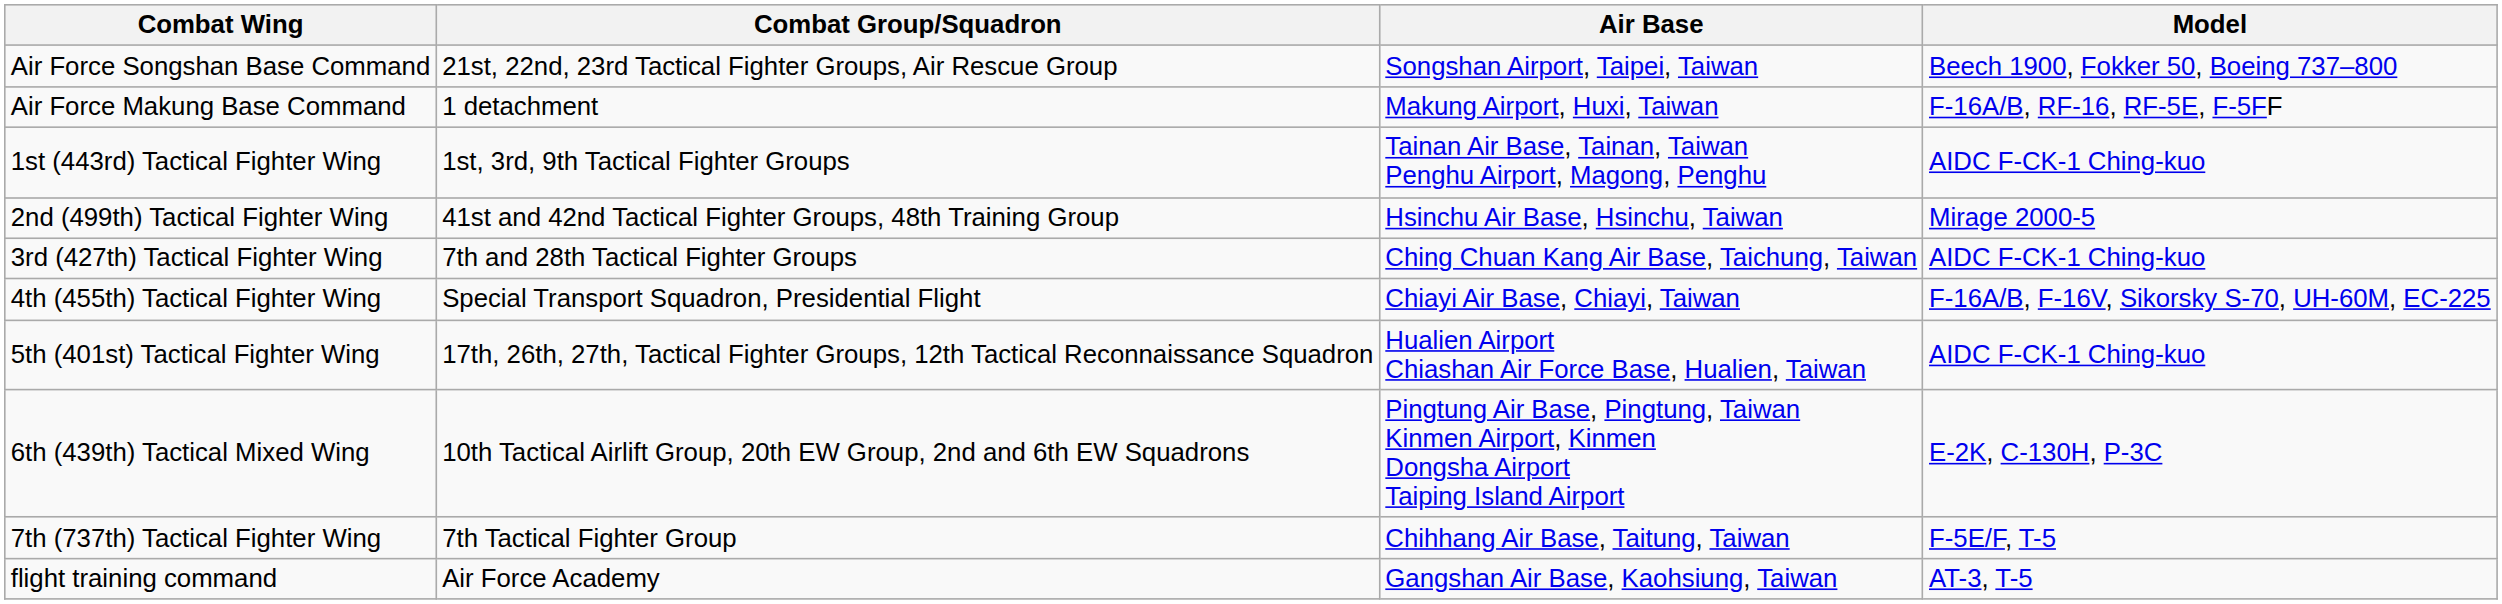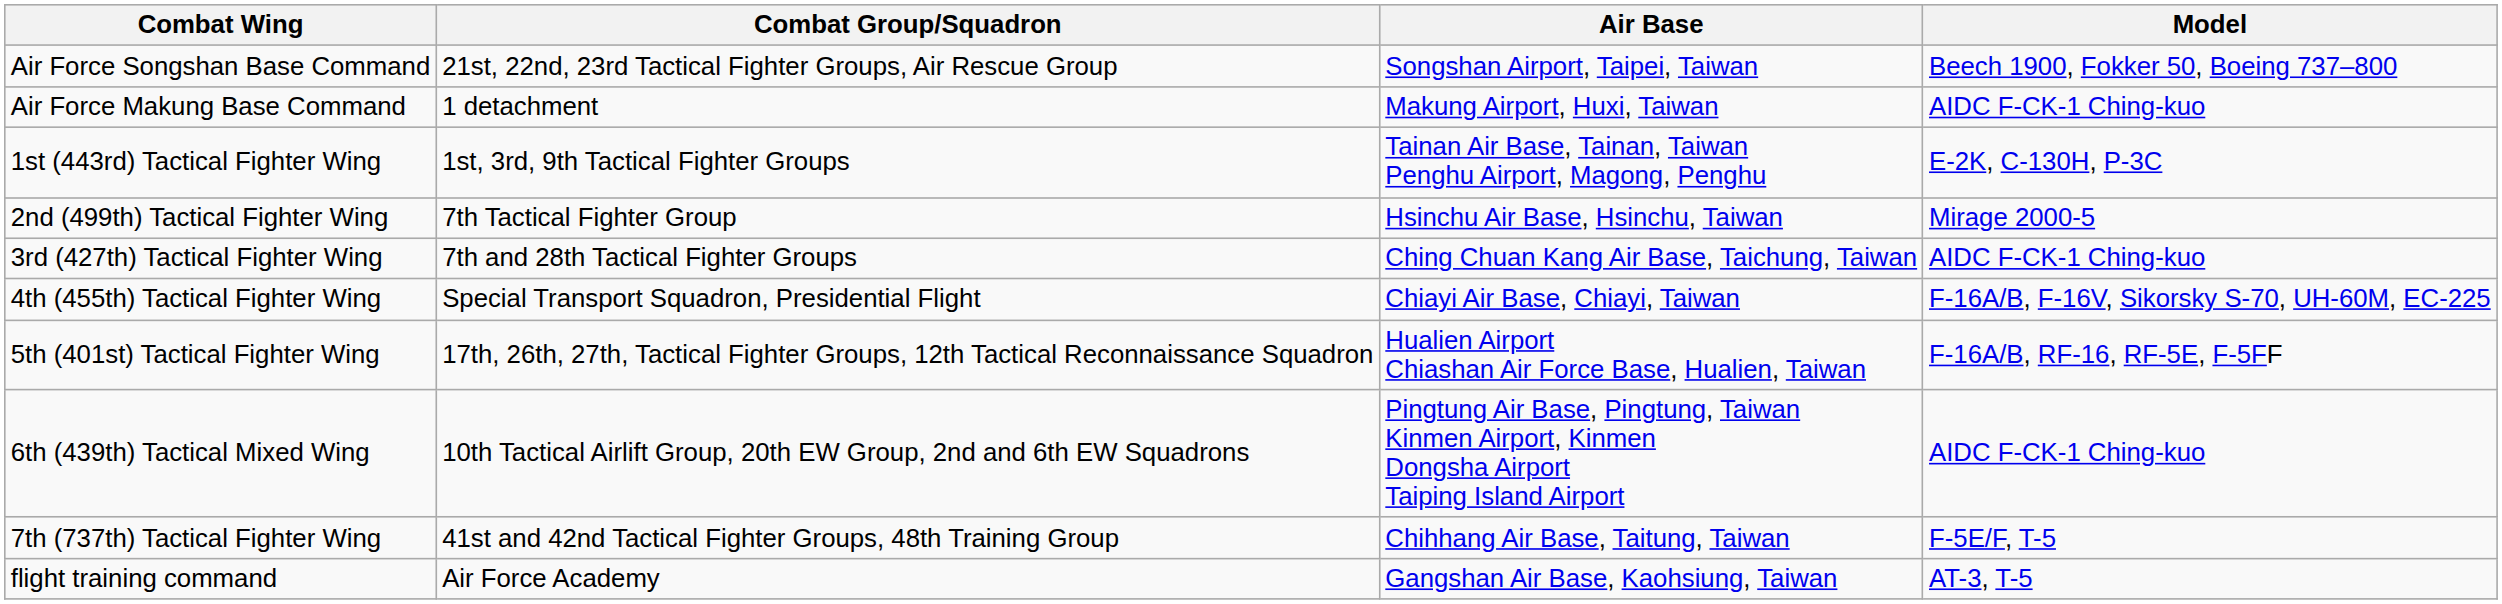(2106, 106) F-16A/B, RF-16, RF-5E, F-5FF -> (2067, 106) AIDC F-CK-1 Ching-kuo
(2067, 161) AIDC F-CK-1 Ching-kuo -> (2046, 161) E-2K, C-130H, P-3C
(781, 217) 41st and 42nd Tactical Fighter Groups, 48th Training Group -> (589, 217) 7th Tactical Fighter Group
(2067, 354) AIDC F-CK-1 Ching-kuo -> (2106, 354) F-16A/B, RF-16, RF-5E, F-5FF
(2046, 453) E-2K, C-130H, P-3C -> (2067, 453) AIDC F-CK-1 Ching-kuo
(589, 537) 7th Tactical Fighter Group -> (781, 537) 41st and 42nd Tactical Fighter Groups, 48th Training Group
